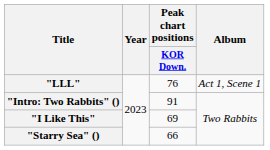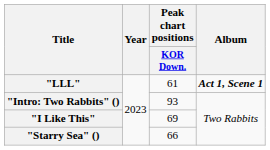(173, 83) 76 -> (173, 83) 61
(230, 83) normal -> (231, 83) bold
(173, 101) 91 -> (173, 101) 93
